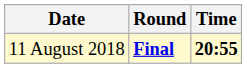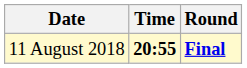columns swapped: (216, 19) <-> (160, 19)
